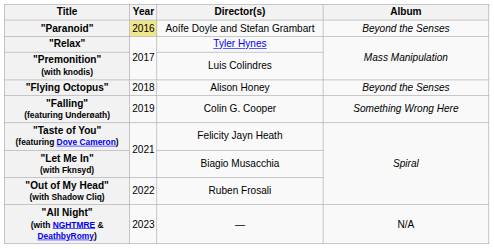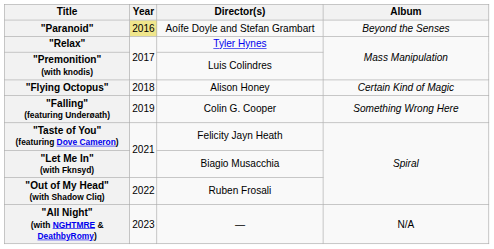(406, 87) Beyond the Senses -> (406, 87) Certain Kind of Magic
